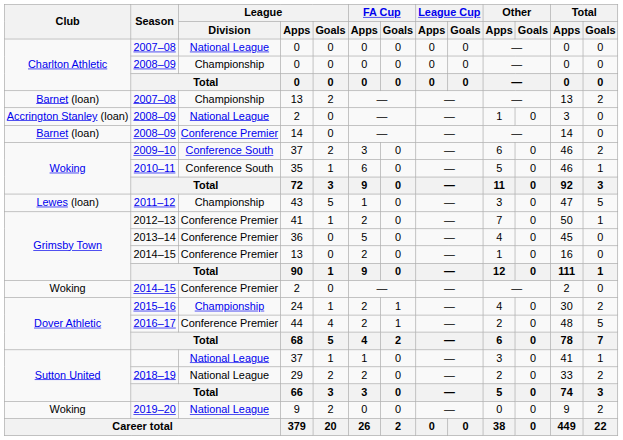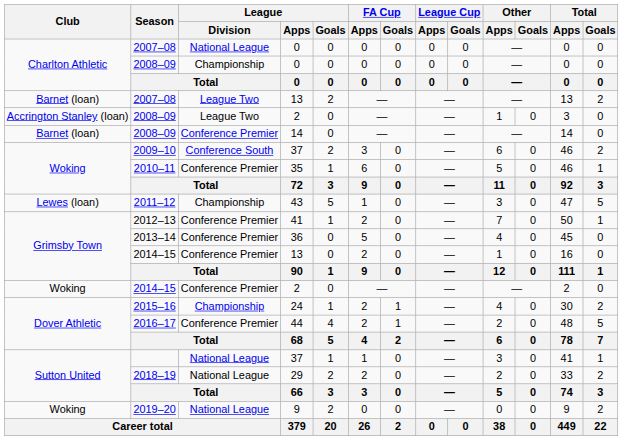(229, 99) Championship -> (229, 99) League Two
(229, 116) National League -> (229, 116) League Two
(229, 168) Conference South -> (229, 168) Conference Premier
